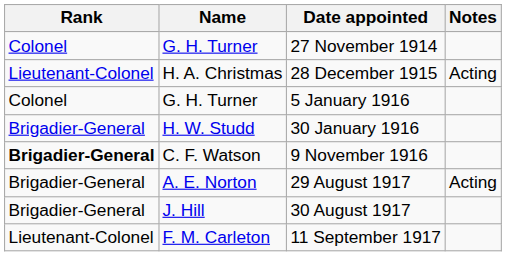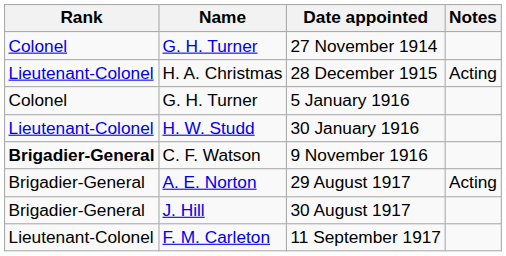(77, 127) Brigadier-General -> (81, 127) Lieutenant-Colonel
